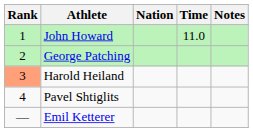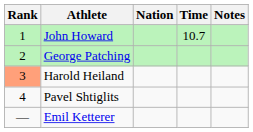(194, 35) 11.0 -> (194, 35) 10.7
